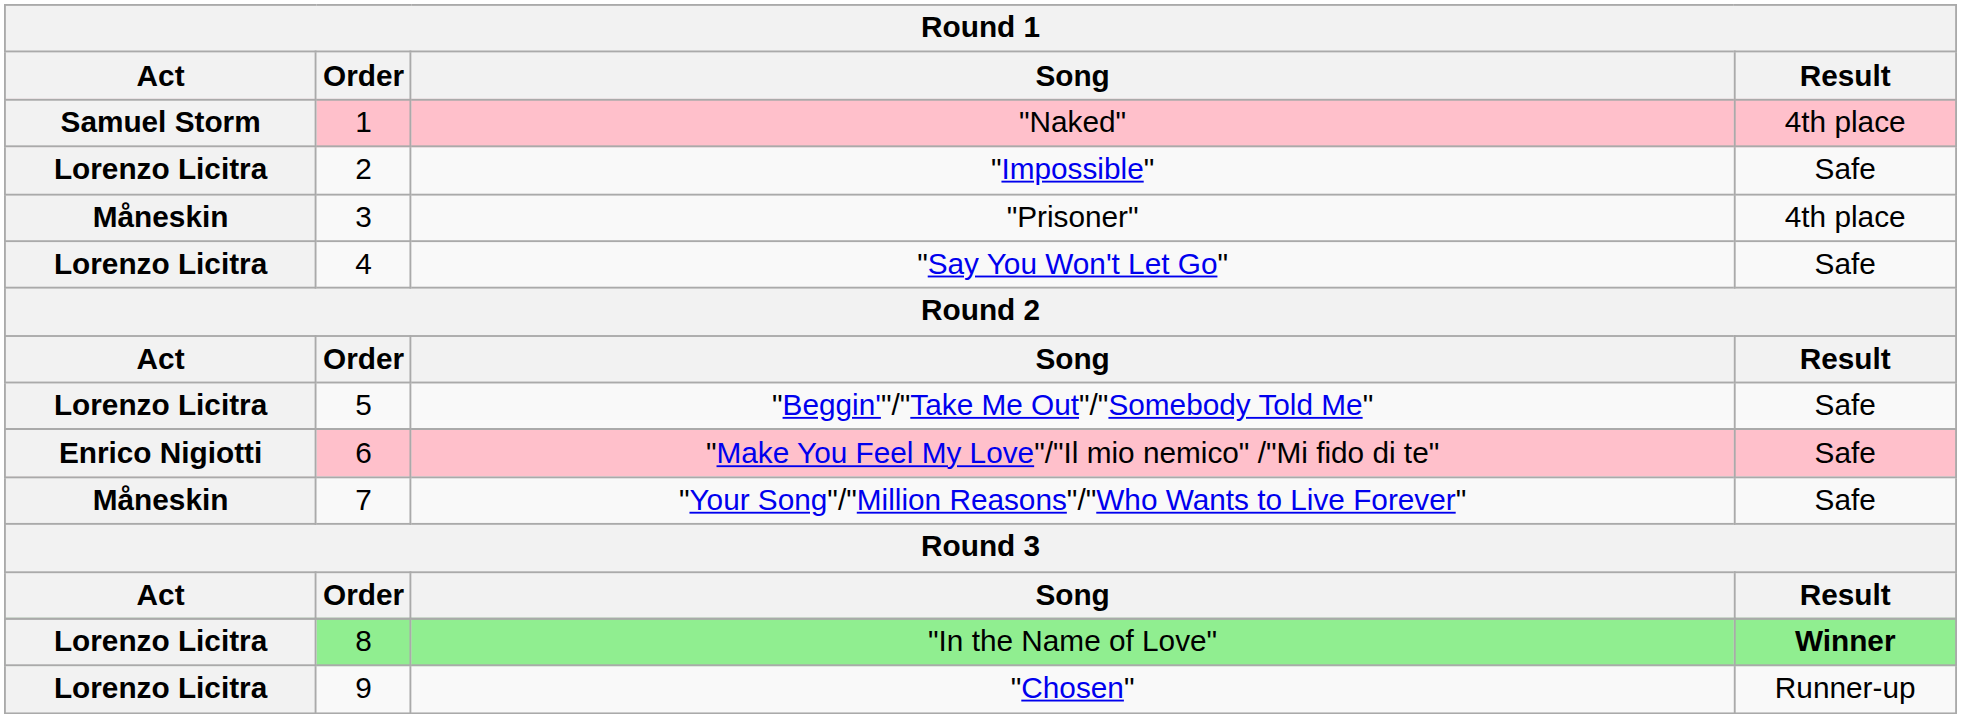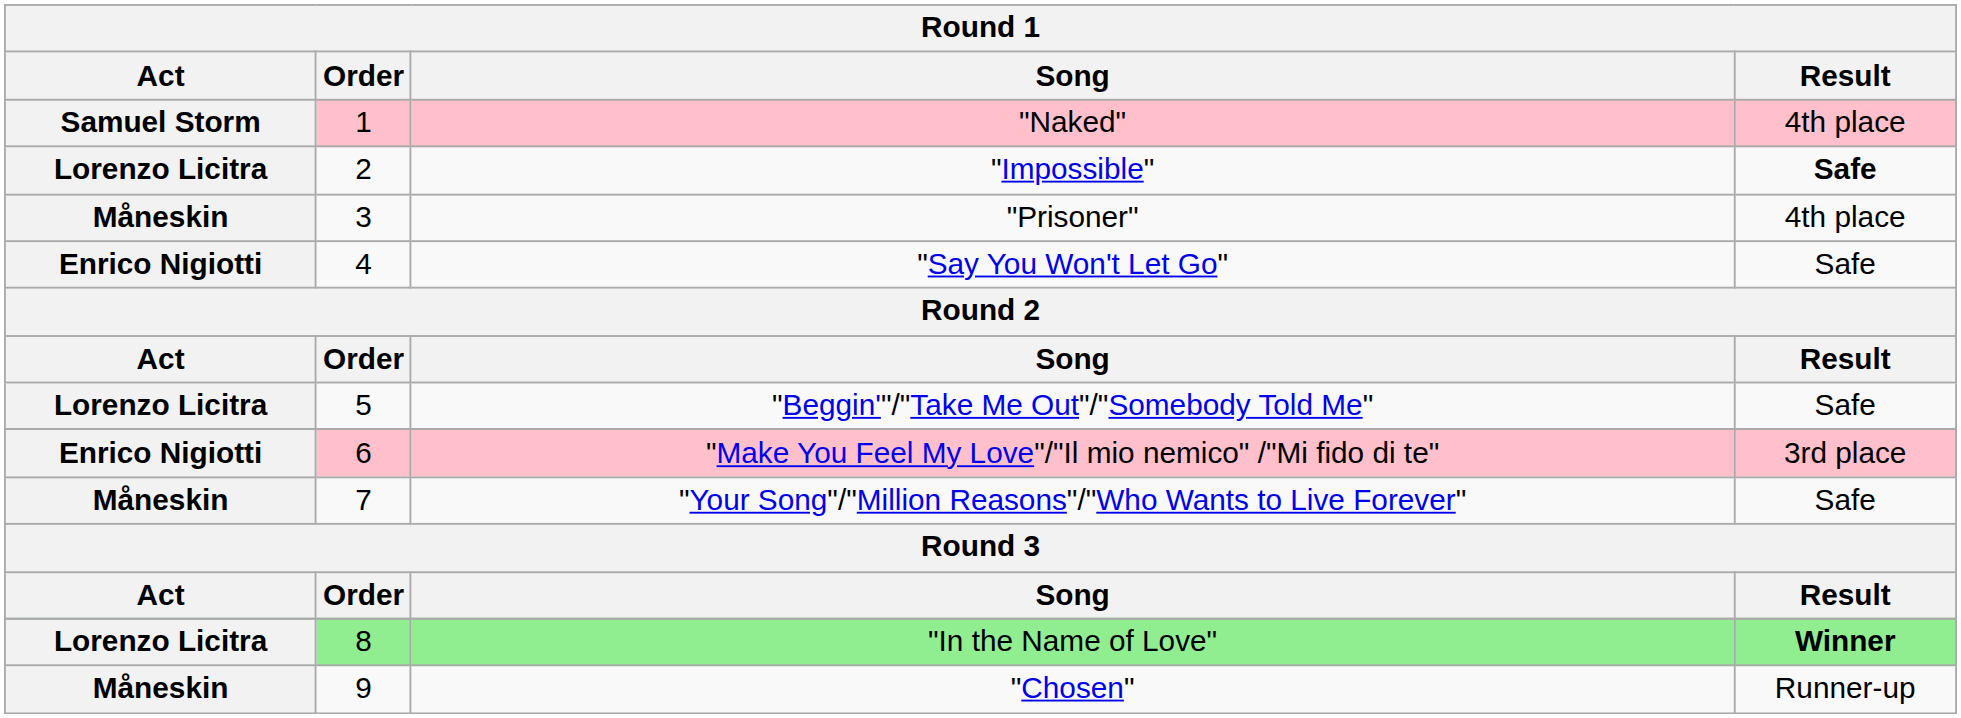(1845, 169) normal -> (1845, 169) bold
(161, 264) Lorenzo Licitra -> (161, 264) Enrico Nigiotti
(1845, 452) Safe -> (1845, 452) 3rd place
(161, 688) Lorenzo Licitra -> (161, 688) Måneskin
